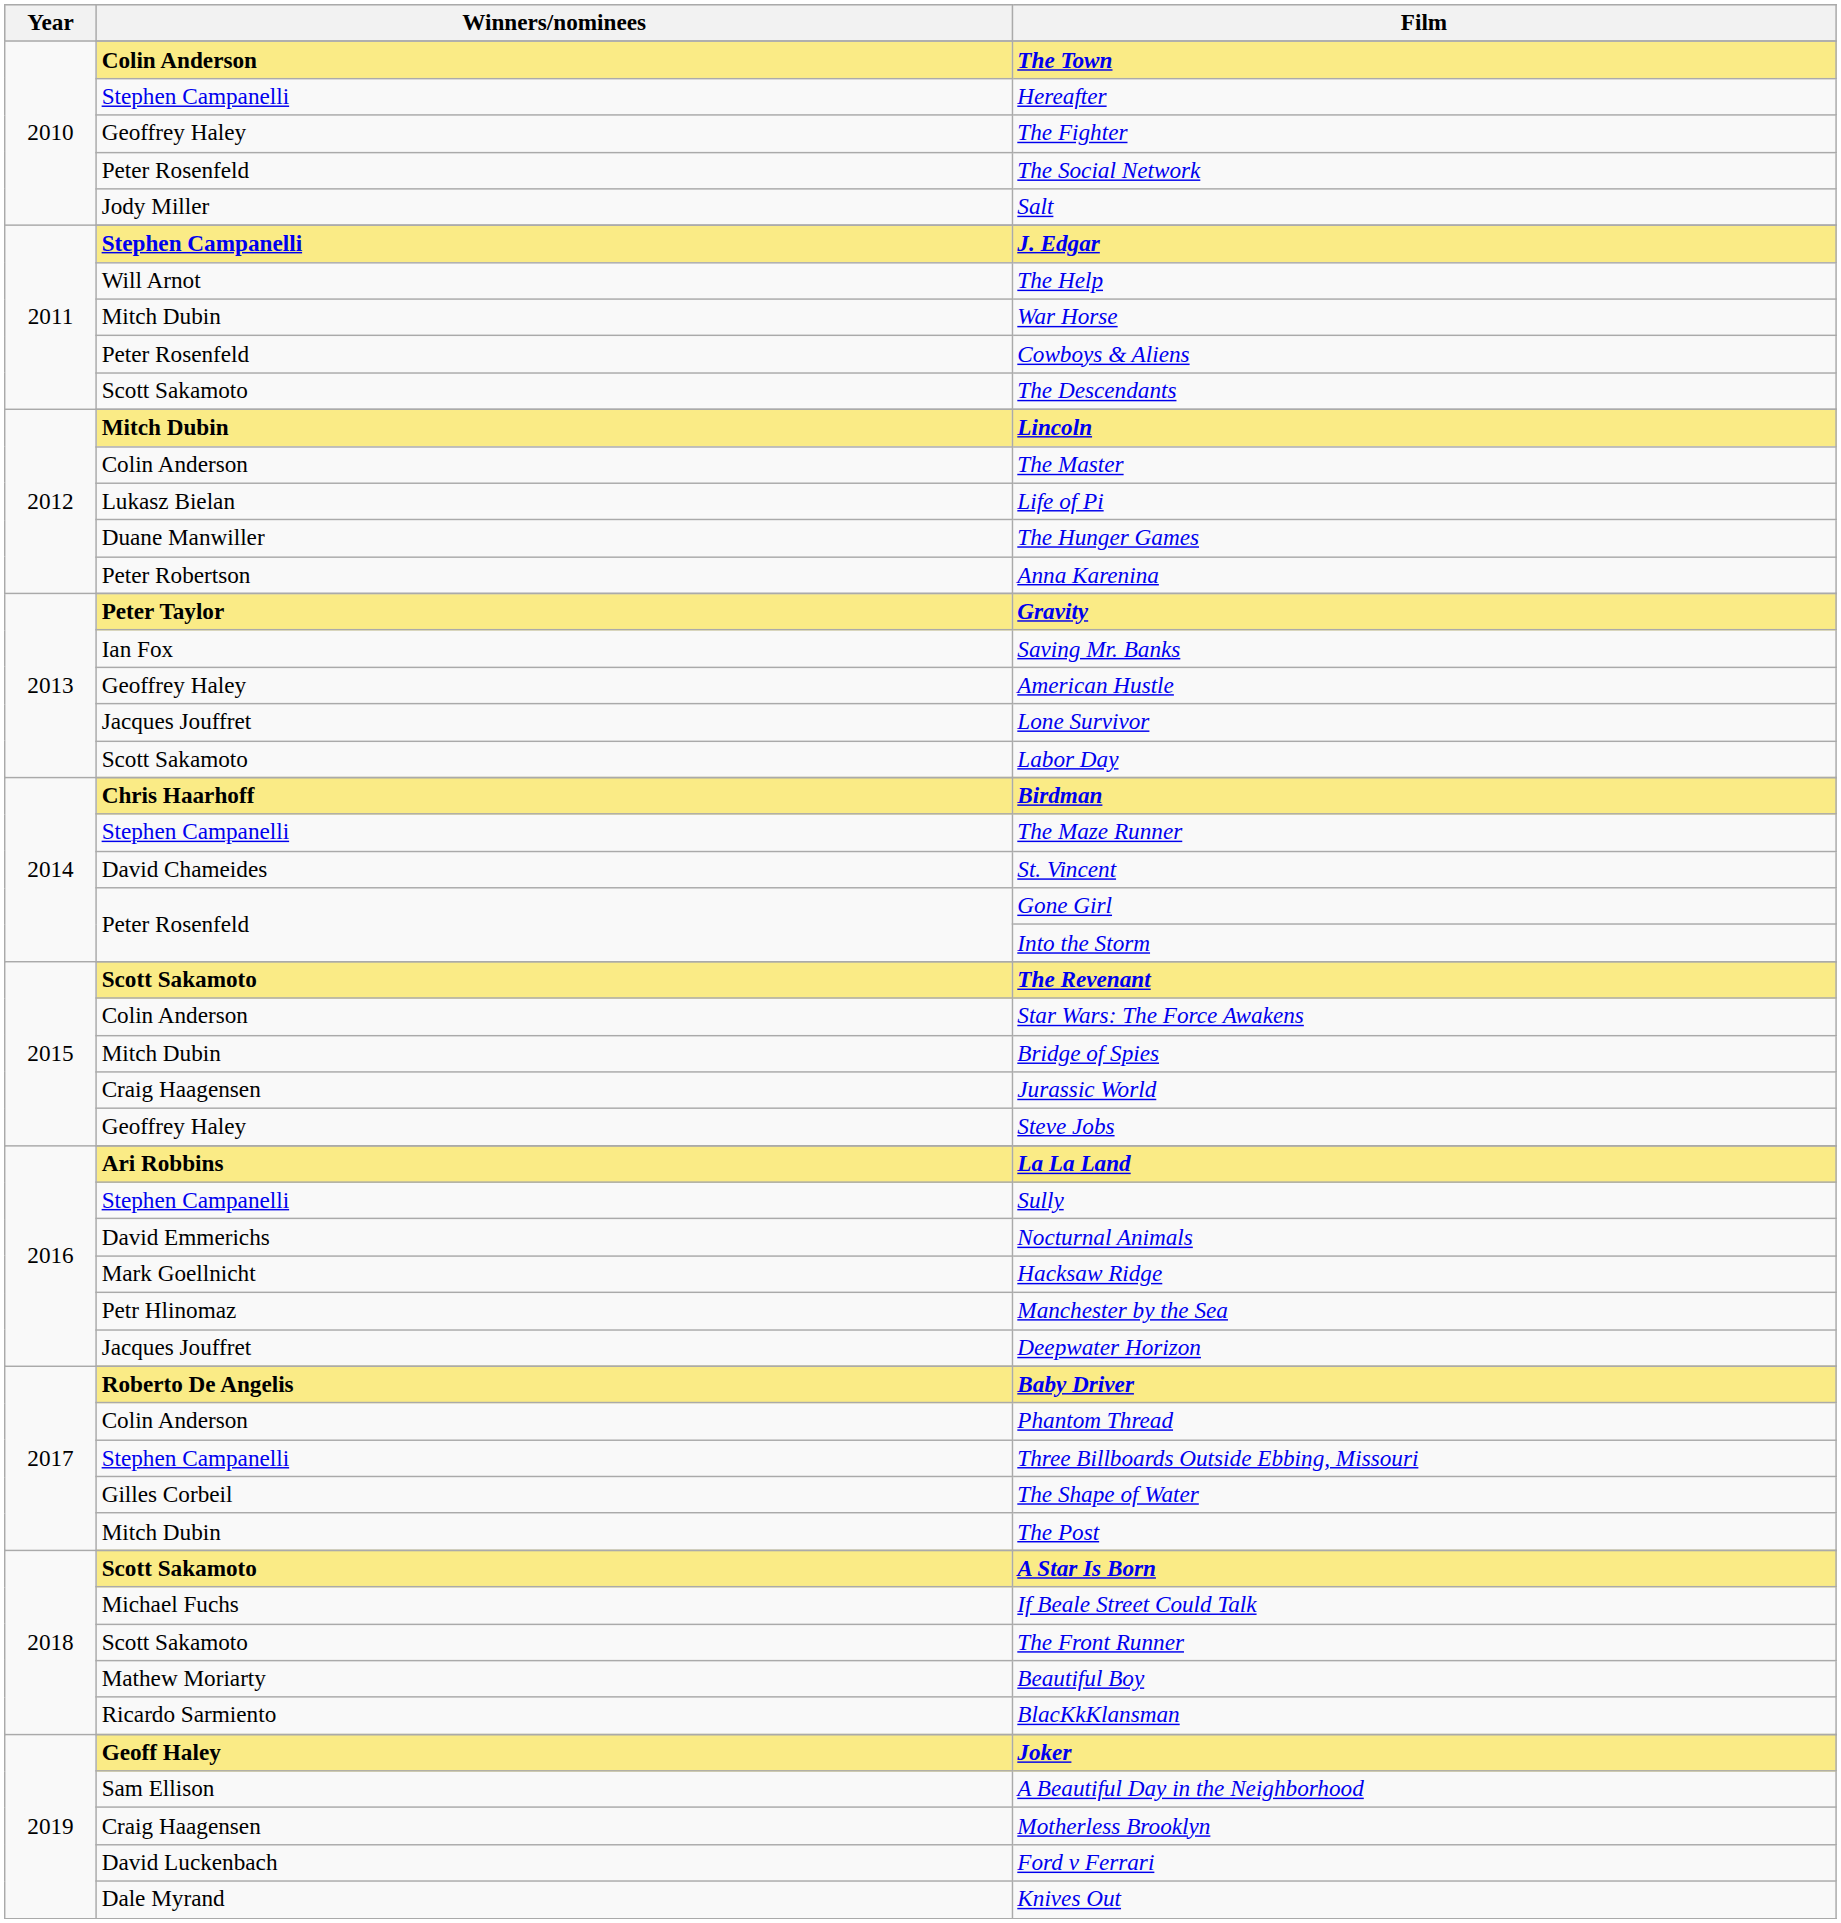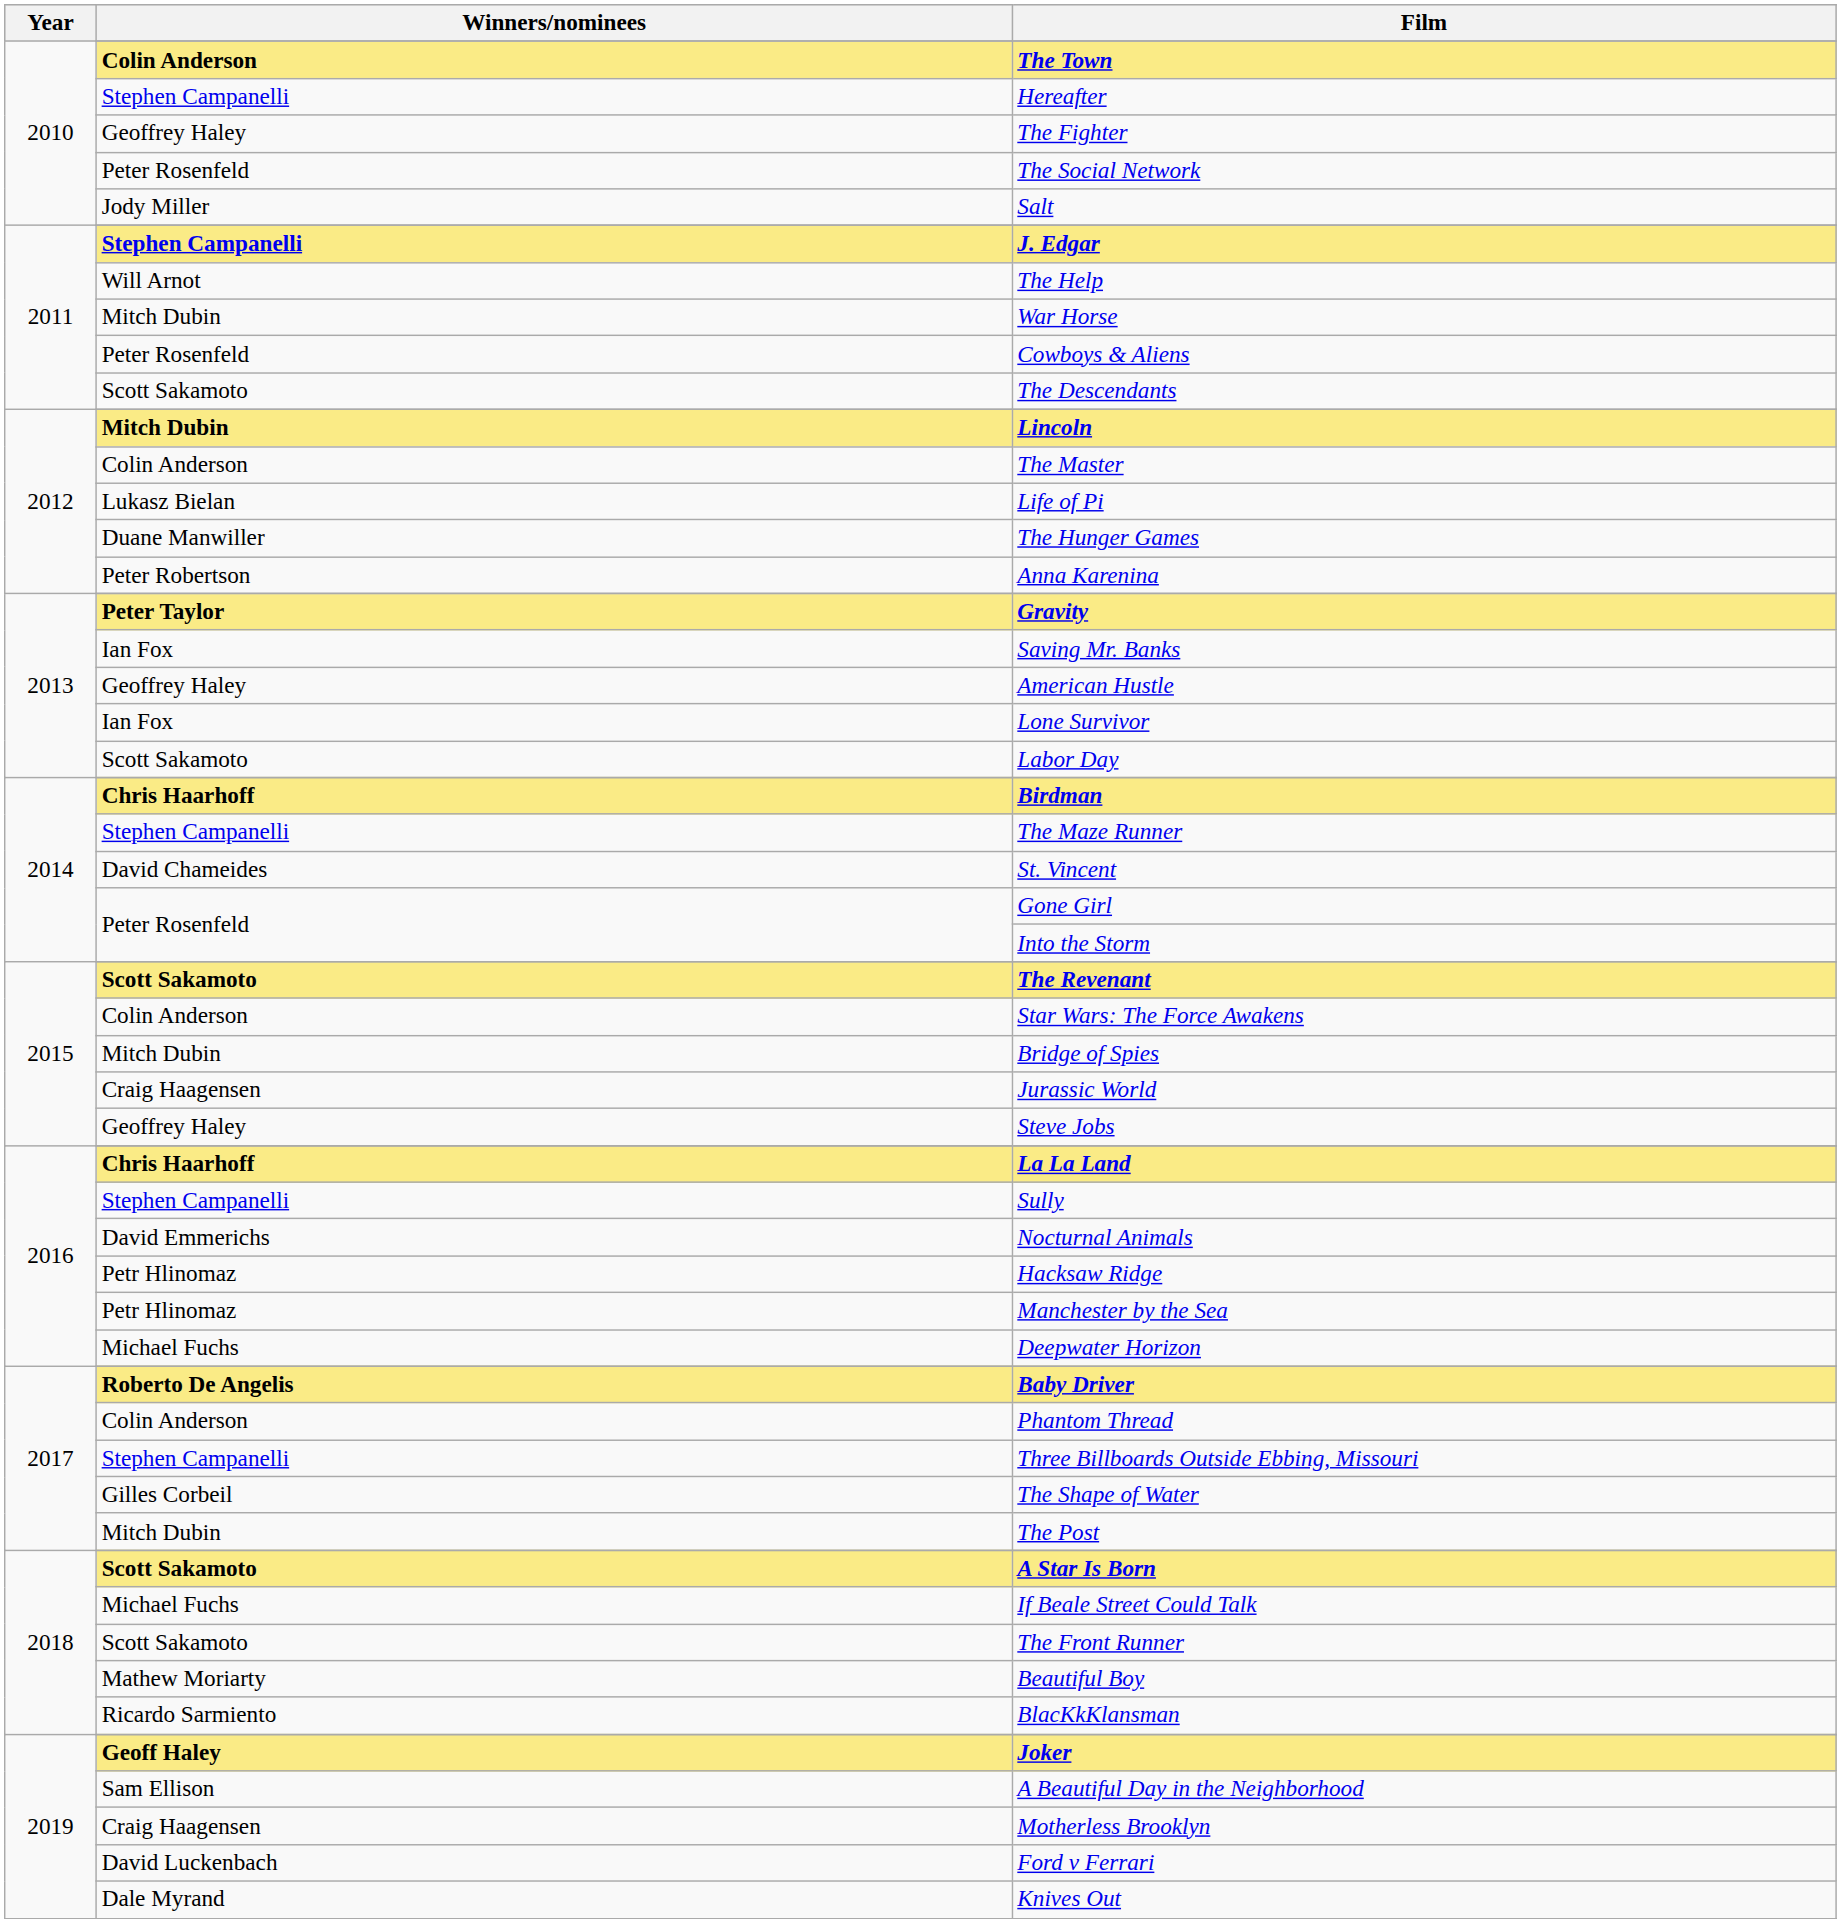(176, 721) Jacques Jouffret -> (137, 721) Ian Fox
(163, 1163) Ari Robbins -> (178, 1163) Chris Haarhoff
(179, 1273) Mark Goellnicht -> (169, 1273) Petr Hlinomaz
(176, 1347) Jacques Jouffret -> (170, 1347) Michael Fuchs
